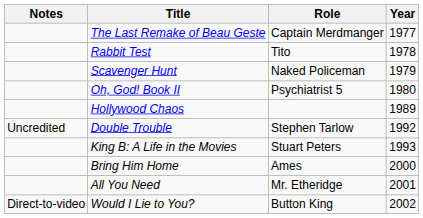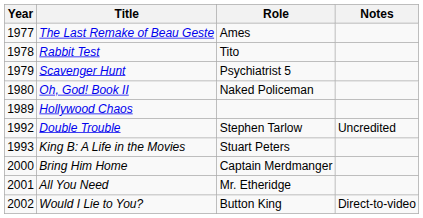columns swapped: (403, 14) <-> (46, 14)
(327, 33) Captain Merdmanger -> (235, 33) Ames
(318, 71) Naked Policeman -> (255, 71) Psychiatrist 5
(307, 90) Psychiatrist 5 -> (267, 90) Naked Policeman
(286, 166) Ames -> (276, 166) Captain Merdmanger
